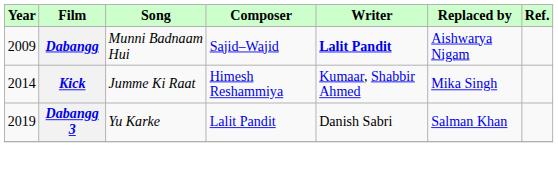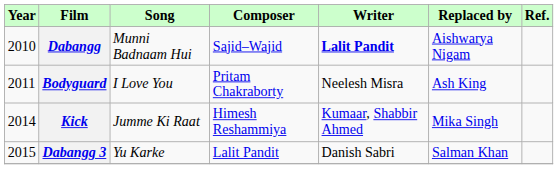(22, 45) 2009 -> (22, 45) 2010
+ row: (74, 84)
(22, 122) 2019 -> (22, 152) 2015
